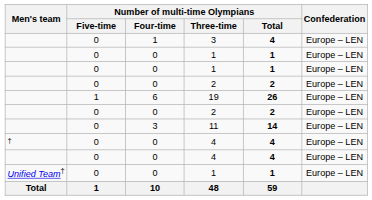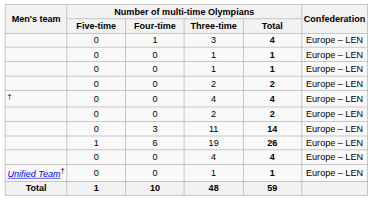rows swapped: (36, 98) <-> (10, 140)
